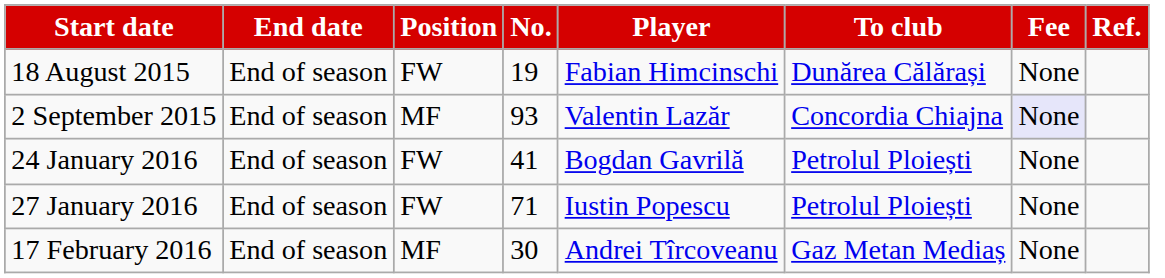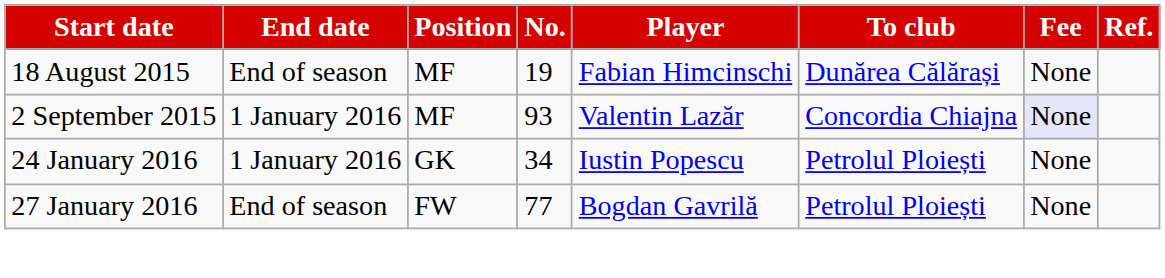(421, 71) FW -> (435, 71) MF
(308, 116) End of season -> (315, 116) 1 January 2016
(308, 160) End of season -> (315, 160) 1 January 2016
(421, 160) FW -> (435, 160) GK
(524, 160) 41 -> (538, 160) 34
(654, 160) Bogdan Gavrilă -> (661, 160) Iustin Popescu
(524, 205) 71 -> (538, 205) 77
(647, 205) Iustin Popescu -> (668, 205) Bogdan Gavrilă
- row: (111, 250)
